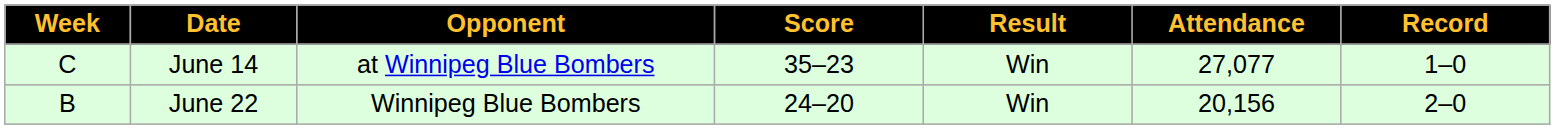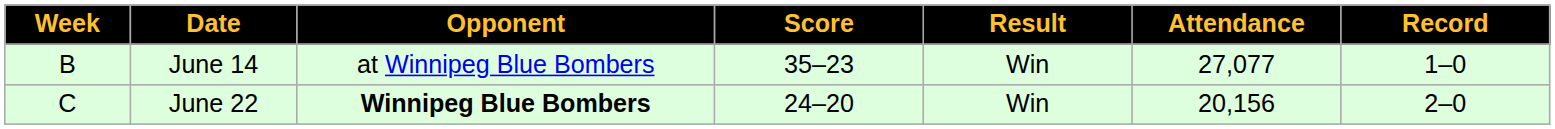(67, 64) C -> (67, 64) B
(67, 104) B -> (67, 104) C
(506, 104) normal -> (506, 104) bold
